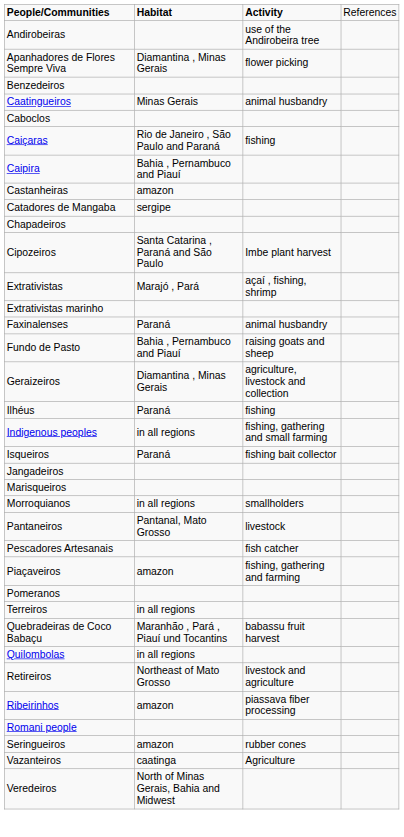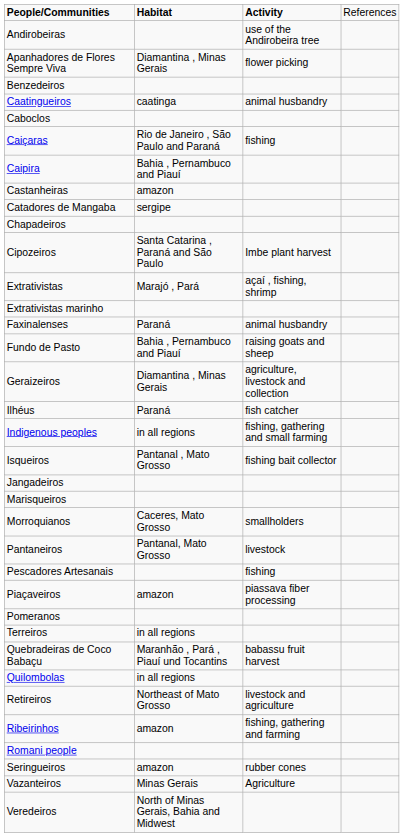(167, 102) Minas Gerais -> (156, 102) caatinga
(260, 410) fishing -> (272, 410) fish catcher
(153, 454) Paraná -> (173, 460) Pantanal , Mato Grosso
(166, 504) in all regions -> (170, 521) Caceres, Mato Grosso
(272, 548) fish catcher -> (260, 572) fishing
(285, 571) fishing, gathering and farming -> (277, 594) piassava fiber processing
(277, 705) piassava fiber processing -> (285, 728) fishing, gathering and farming
(156, 760) caatinga -> (167, 784) Minas Gerais
